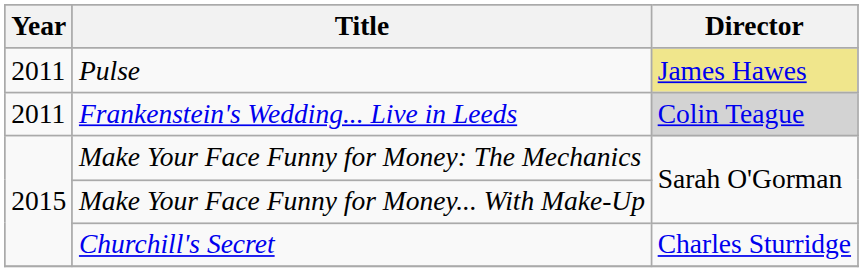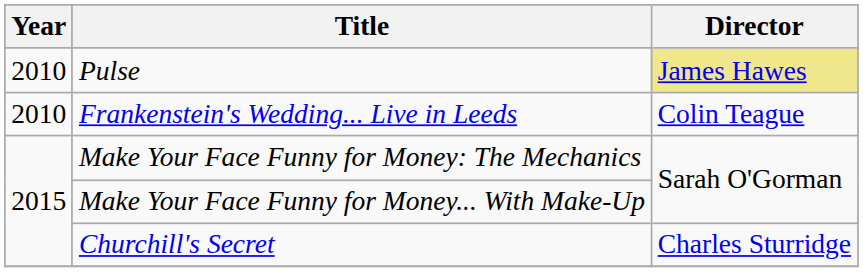(38, 69) 2011 -> (39, 69) 2010
(38, 113) 2011 -> (39, 113) 2010
(731, 113) lightgrey background -> (731, 113) no background
